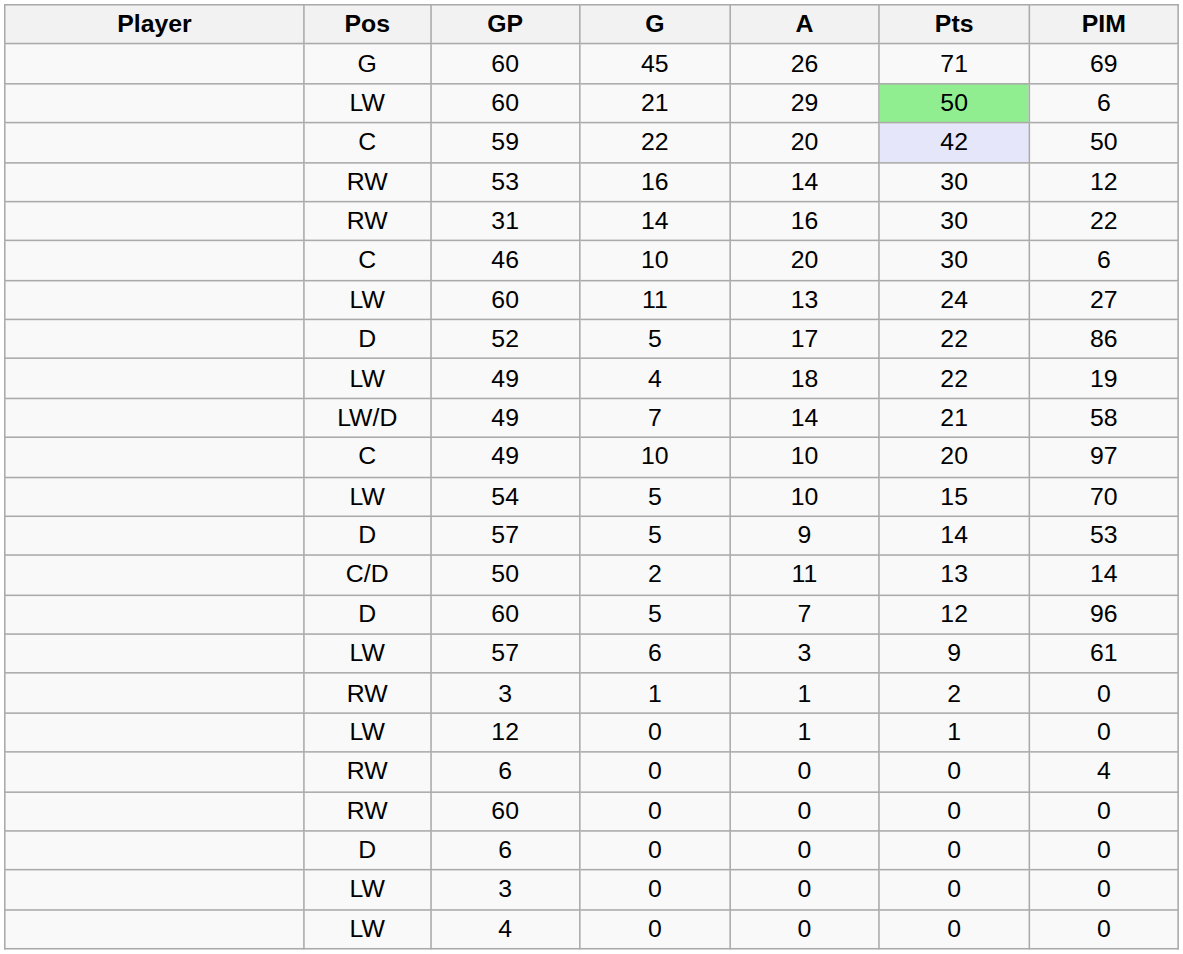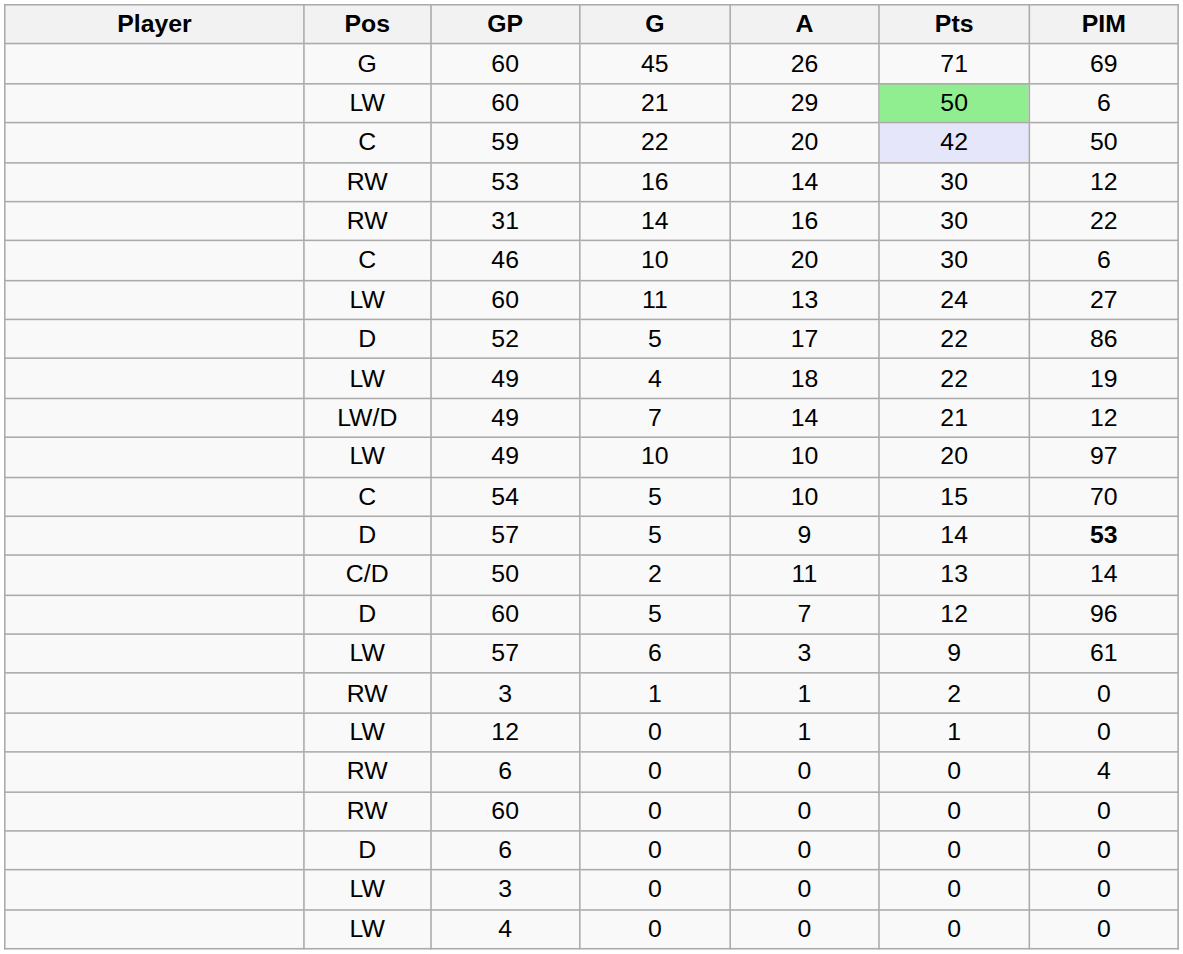(1104, 417) 58 -> (1104, 417) 12
(367, 456) C -> (367, 456) LW
(367, 496) LW -> (367, 496) C
(1104, 535) normal -> (1104, 535) bold
